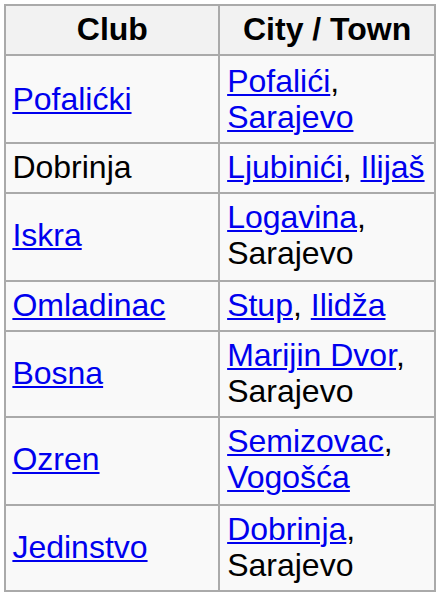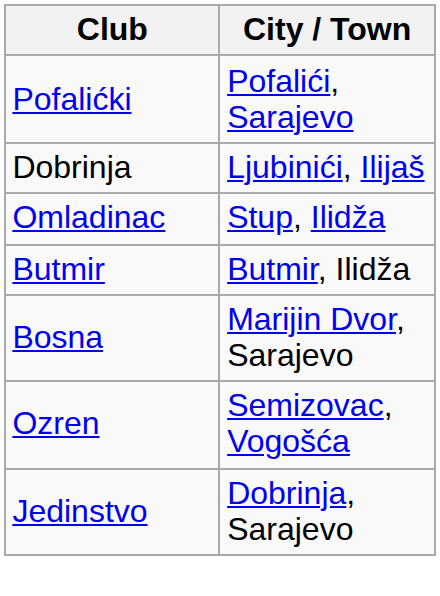- row: (47, 236)
+ row: (59, 268)
